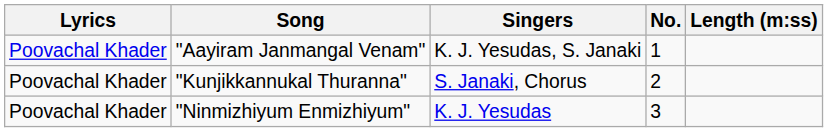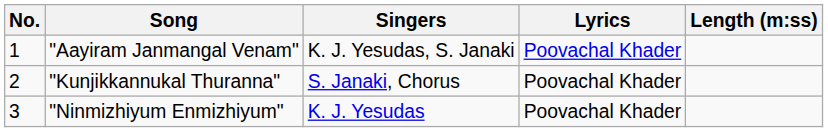columns swapped: (666, 20) <-> (88, 20)
